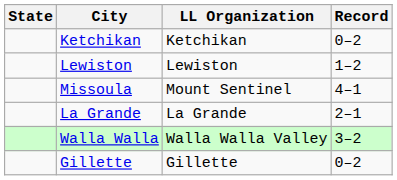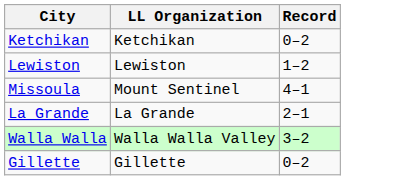- column: (31, 17)
